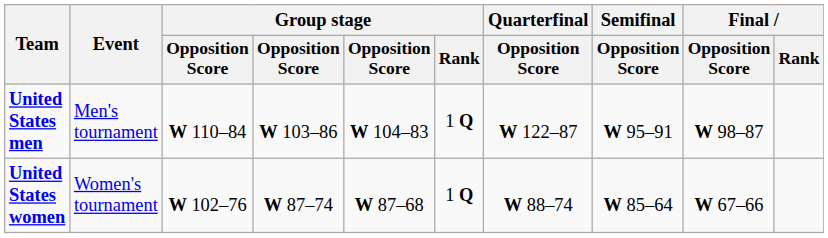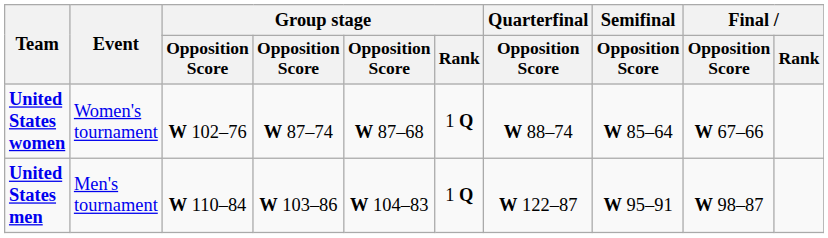rows swapped: (36, 121) <-> (37, 195)
